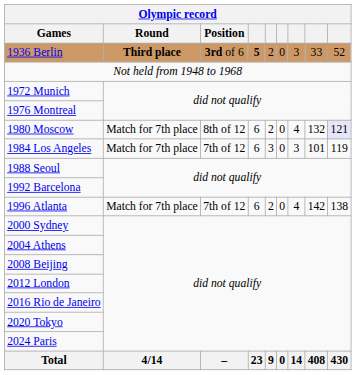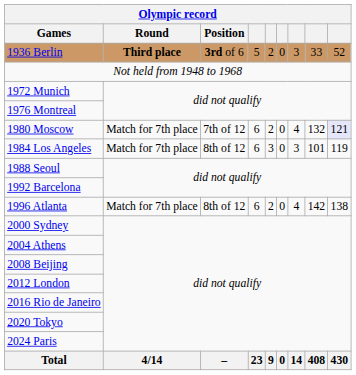(257, 52) bold -> (257, 52) normal
(224, 129) 8th of 12 -> (224, 129) 7th of 12
(224, 149) 7th of 12 -> (224, 149) 8th of 12
(224, 206) 7th of 12 -> (224, 206) 8th of 12
